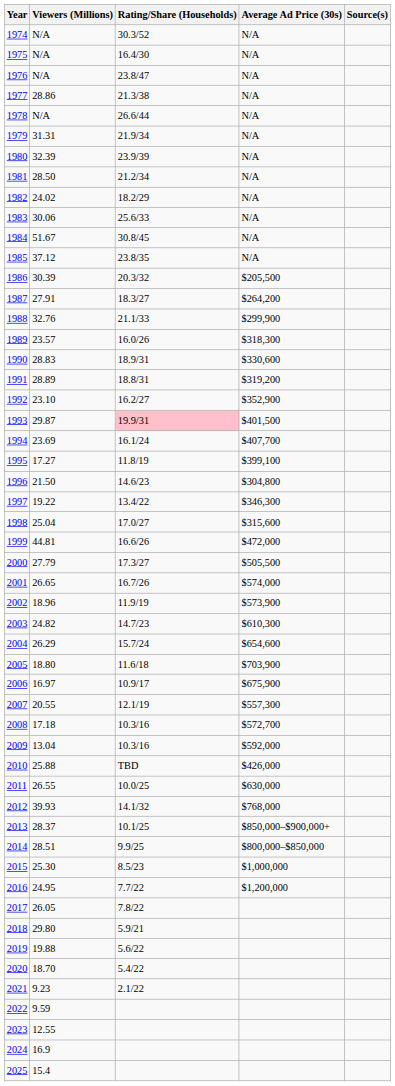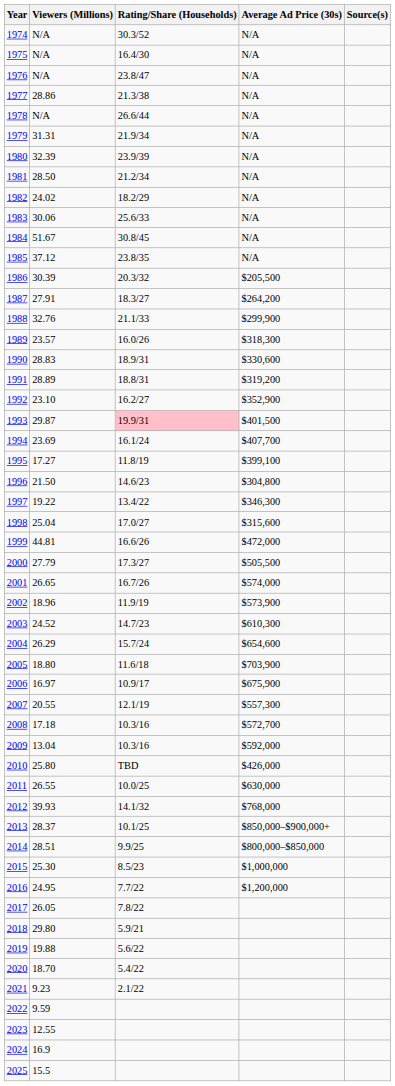(44, 623) 24.82 -> (44, 623) 24.52
(44, 765) 25.88 -> (44, 765) 25.80
(41, 1070) 15.4 -> (41, 1070) 15.5
